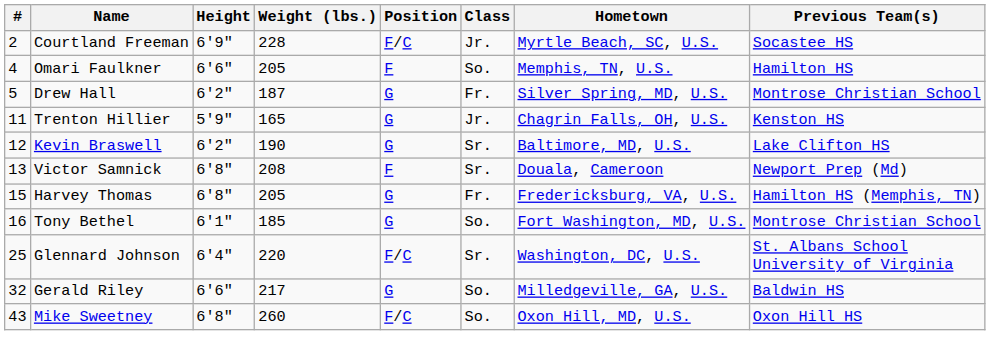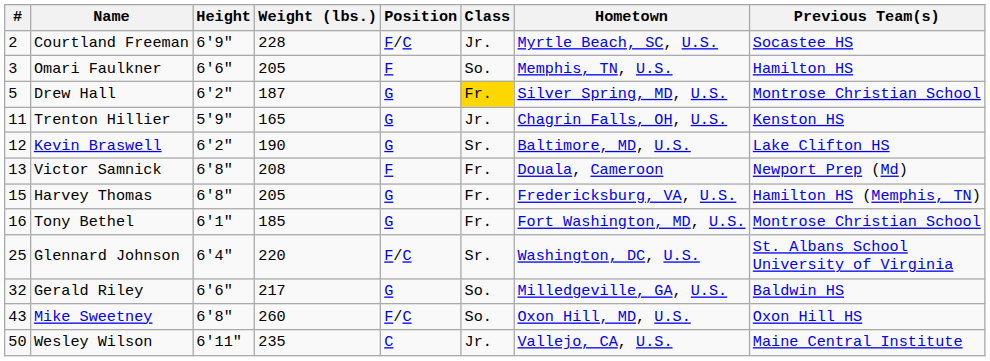(13, 68) 4 -> (13, 68) 3
(478, 94) no background -> (478, 94) gold background
(478, 170) Sr. -> (478, 170) Fr.
(478, 222) So. -> (478, 222) Fr.
+ row: (93, 342)
